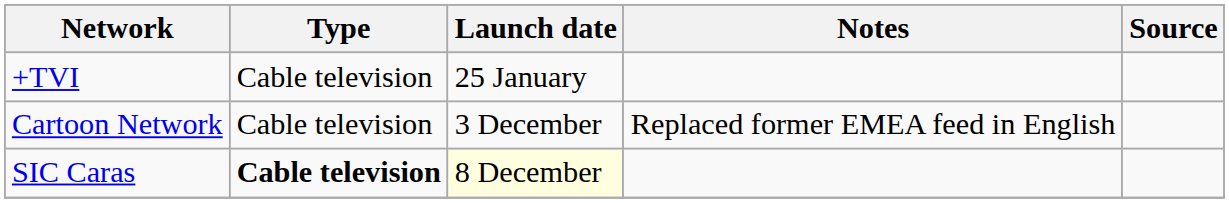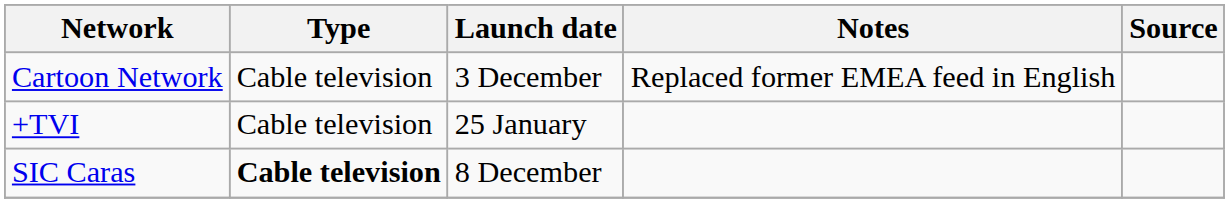rows swapped: (46, 76) <-> (117, 124)
(528, 172) lightyellow background -> (528, 172) no background
